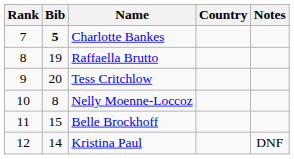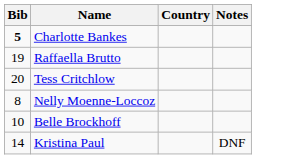- column: (23, 15)
(55, 121) 15 -> (18, 121) 10
